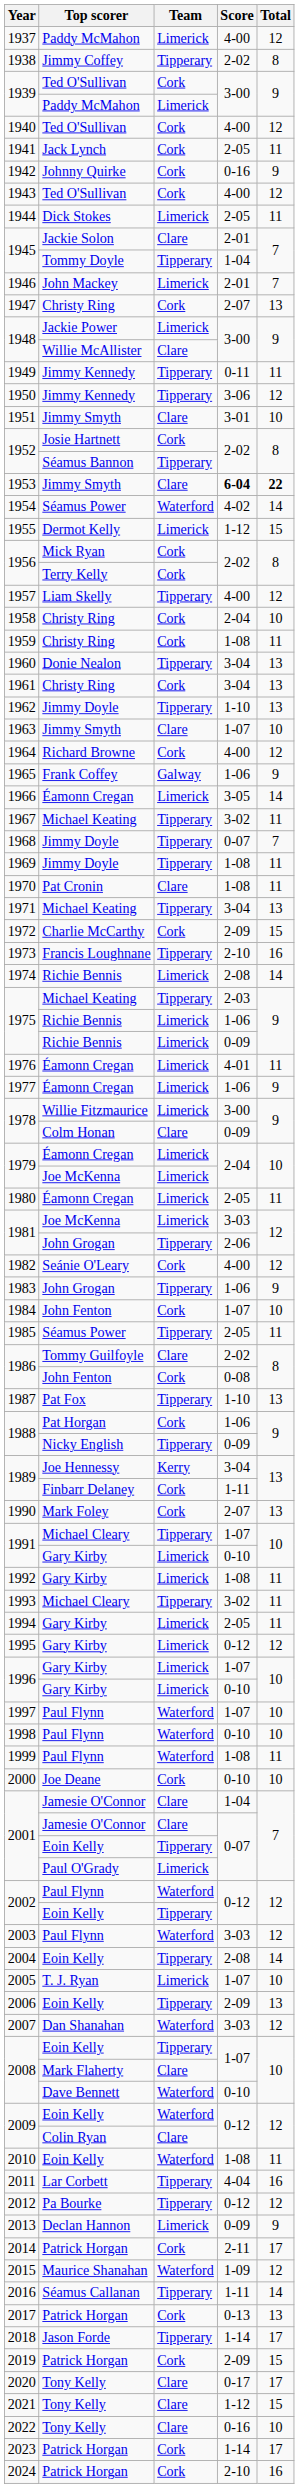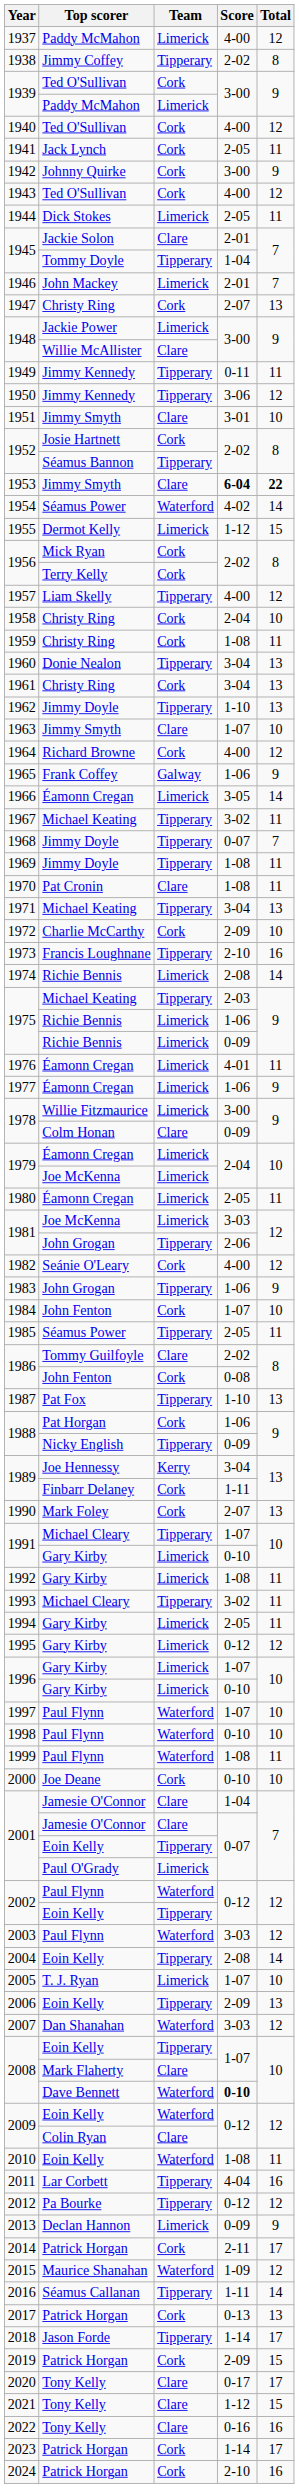(237, 171) 0-16 -> (237, 171) 3-00
(276, 931) 15 -> (276, 931) 10
(237, 2092) normal -> (237, 2092) bold
(276, 2427) 10 -> (276, 2427) 16
